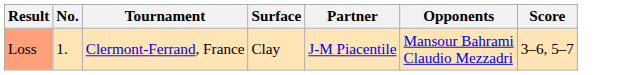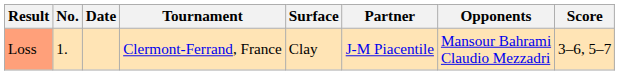+ column: (101, 16)
